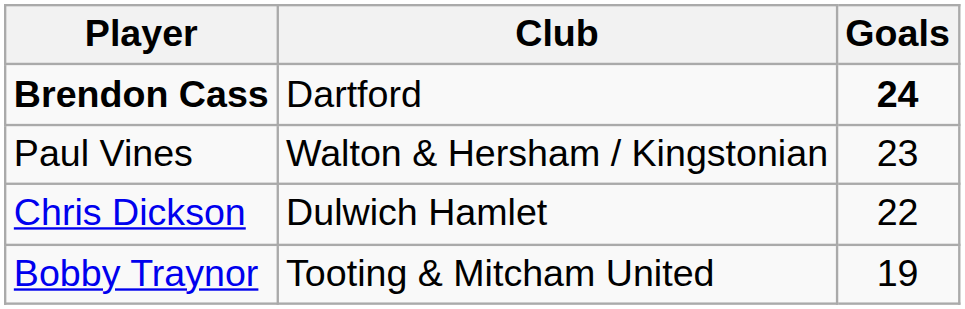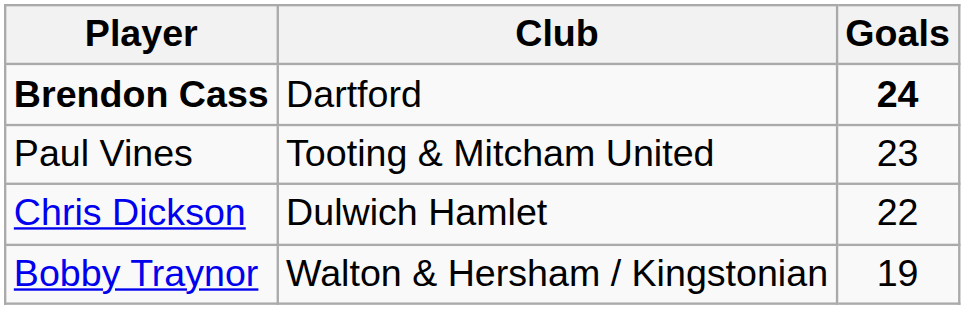(557, 153) Walton & Hersham / Kingstonian -> (500, 153) Tooting & Mitcham United
(500, 272) Tooting & Mitcham United -> (557, 272) Walton & Hersham / Kingstonian
